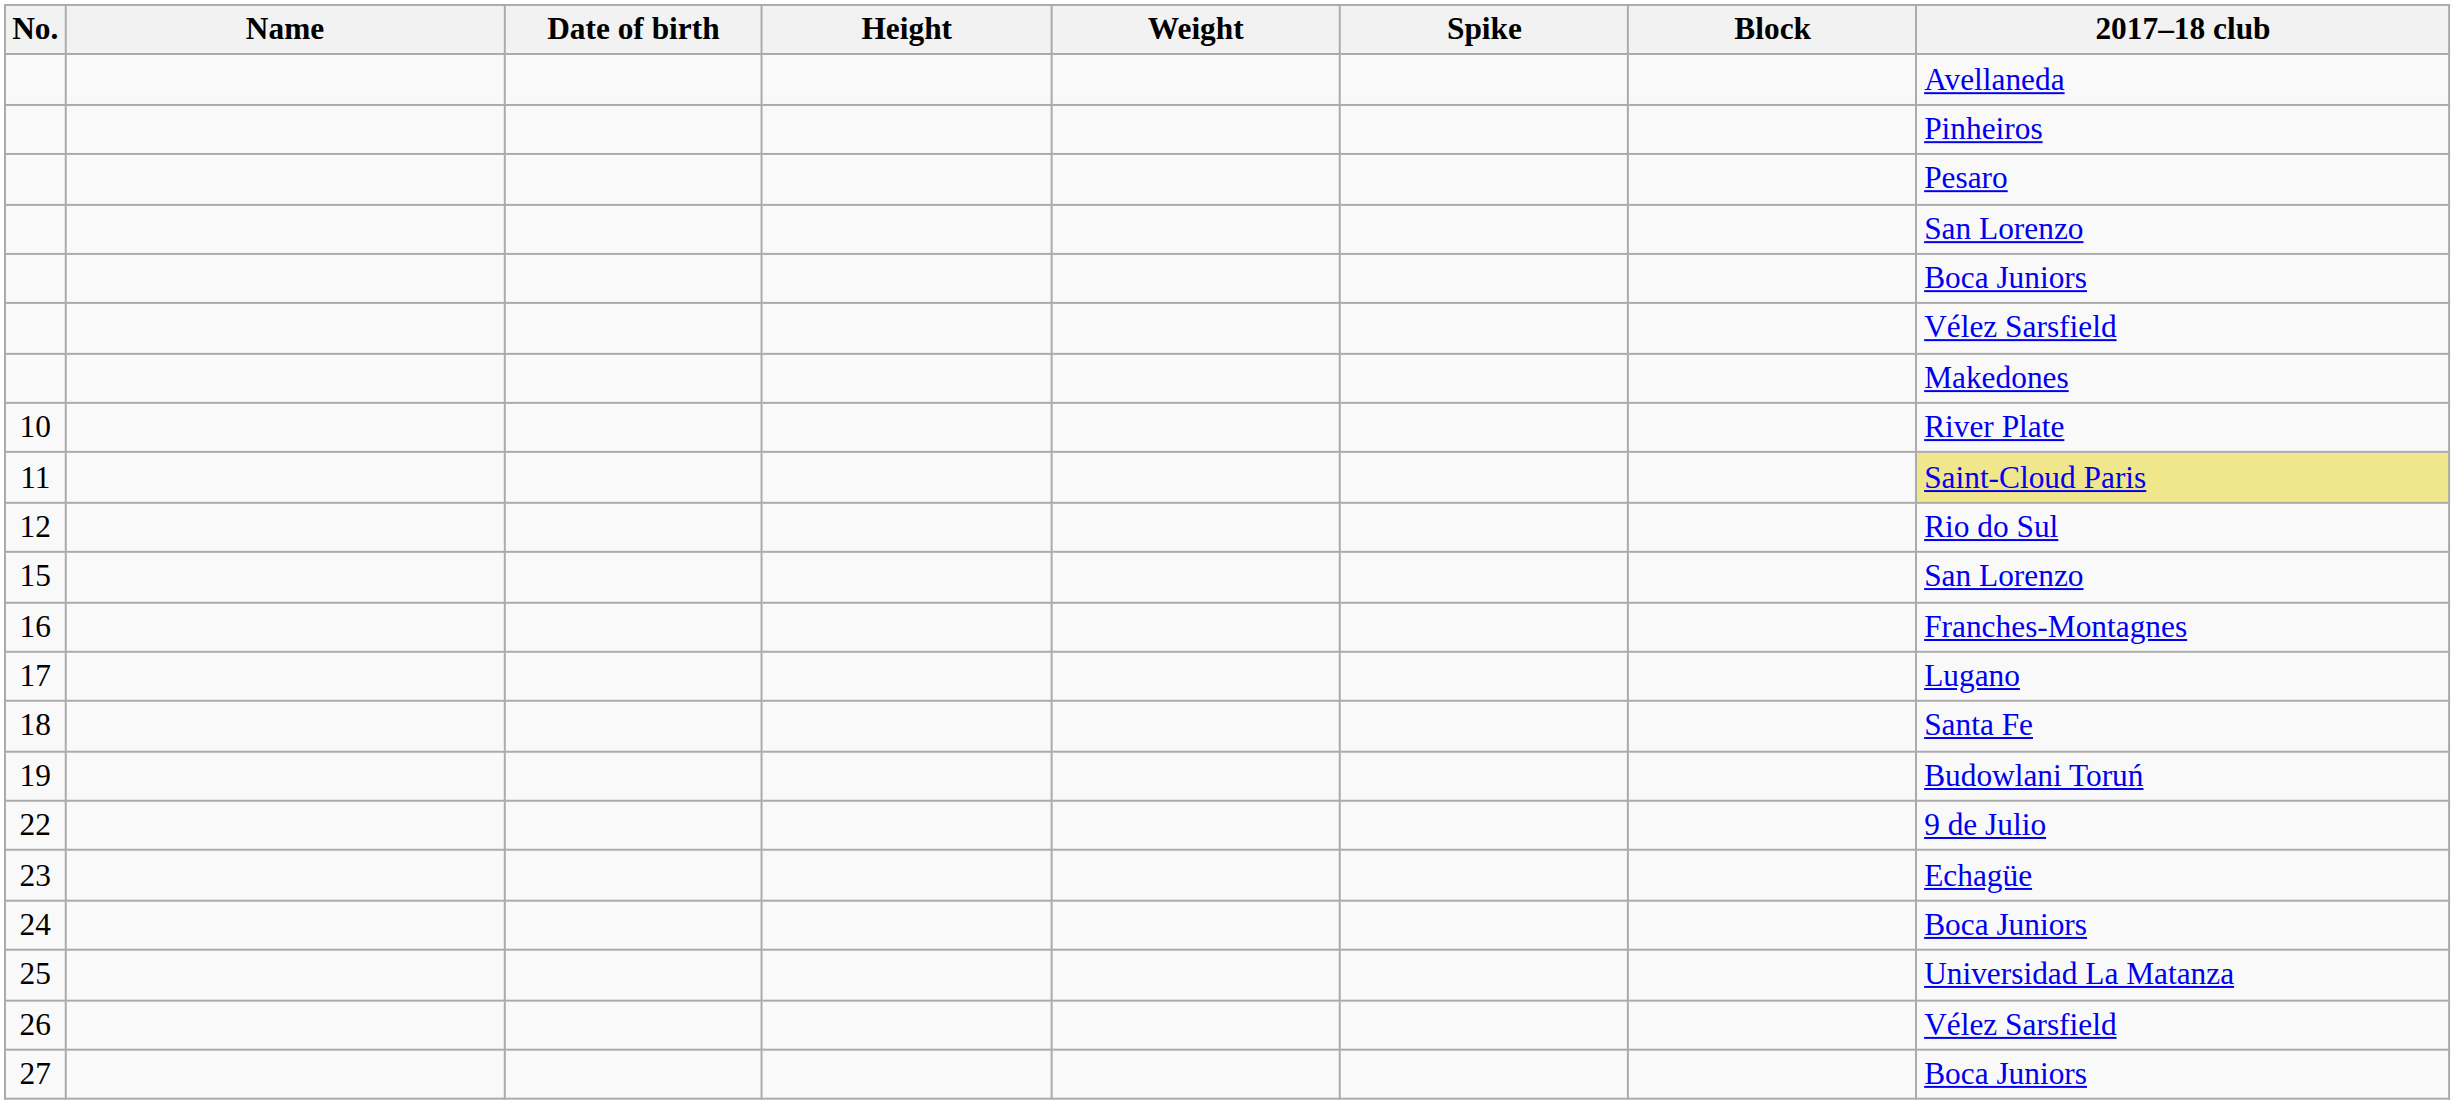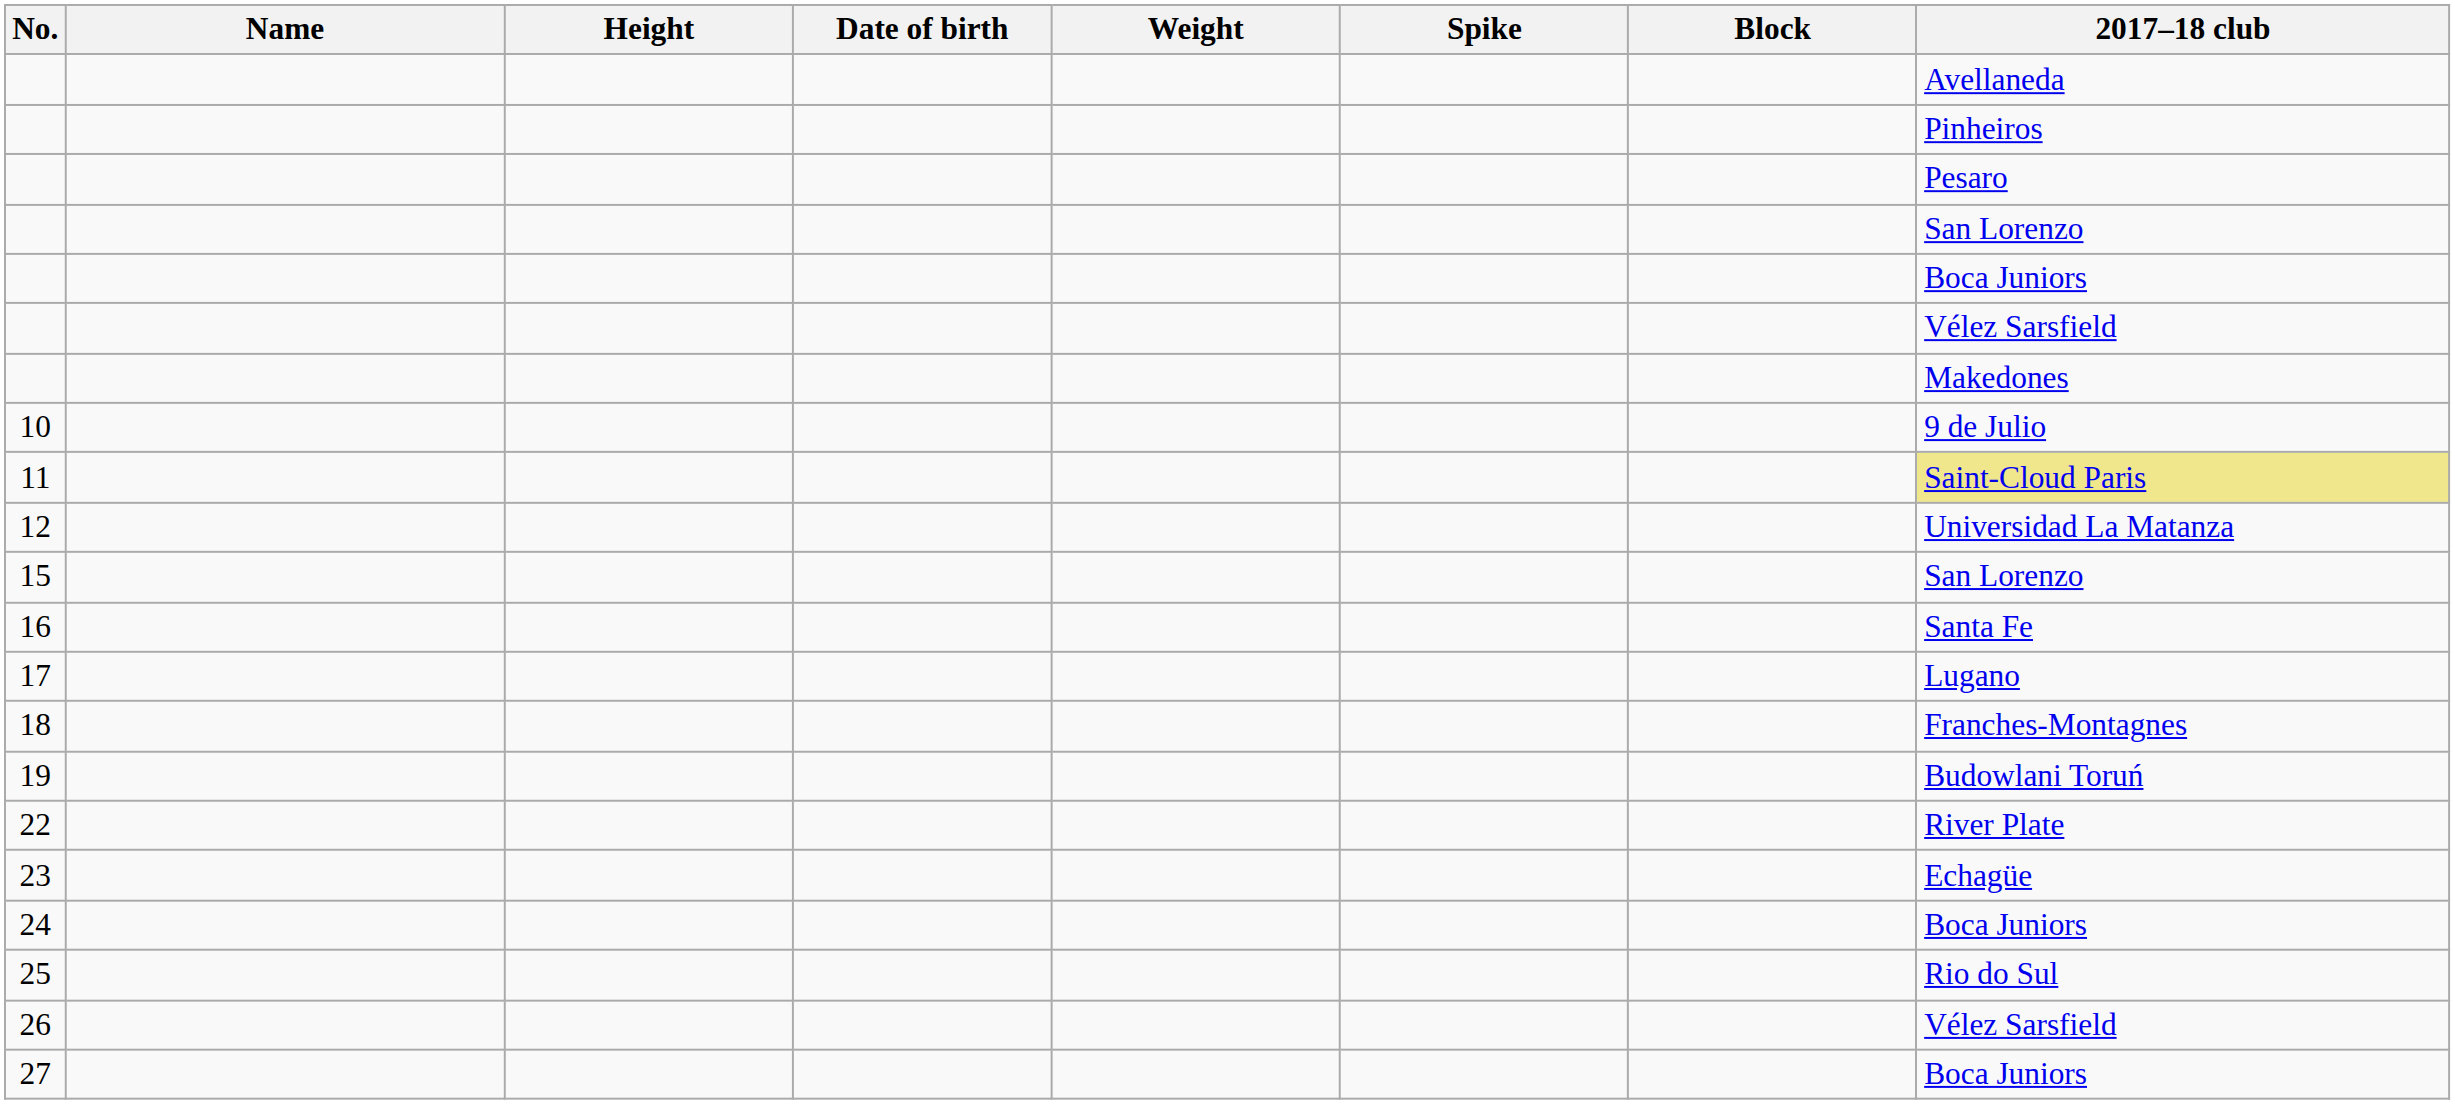columns swapped: (633, 29) <-> (907, 29)
(1994, 427) River Plate -> (1985, 427) 9 de Julio
(1991, 526) Rio do Sul -> (2079, 526) Universidad La Matanza
(2056, 626) Franches-Montagnes -> (1979, 626) Santa Fe
(1979, 725) Santa Fe -> (2056, 725) Franches-Montagnes
(1985, 825) 9 de Julio -> (1994, 825) River Plate
(2079, 974) Universidad La Matanza -> (1991, 974) Rio do Sul
